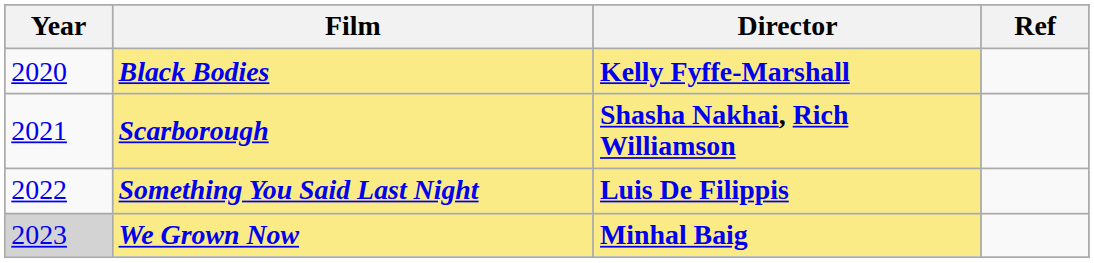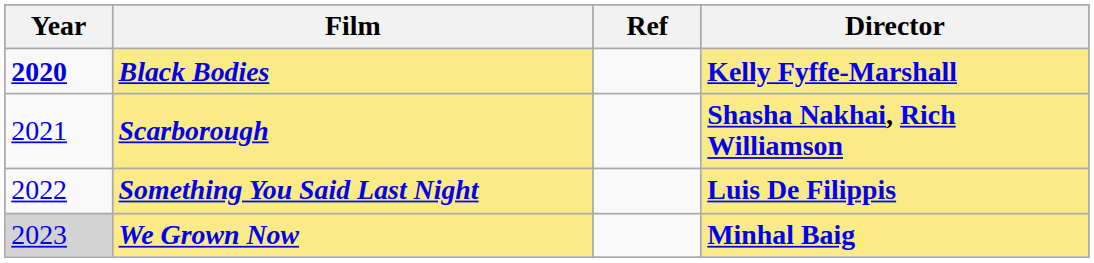columns swapped: (788, 26) <-> (1035, 26)
(39, 70) normal -> (39, 70) bold
